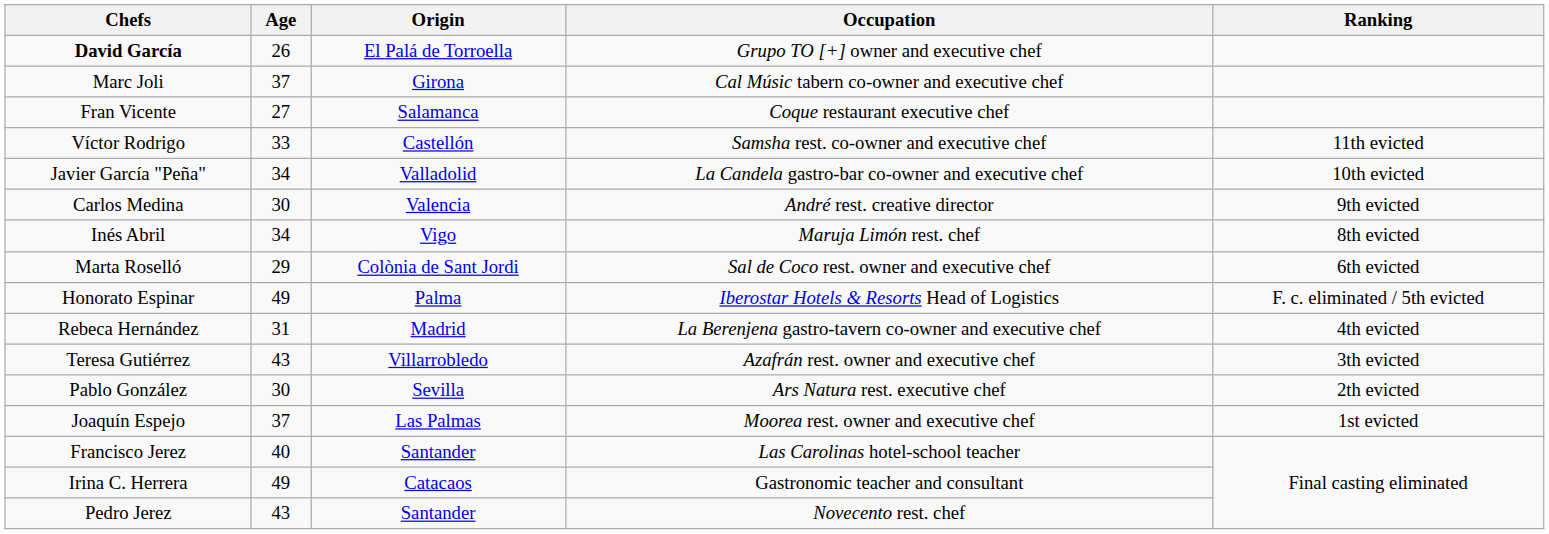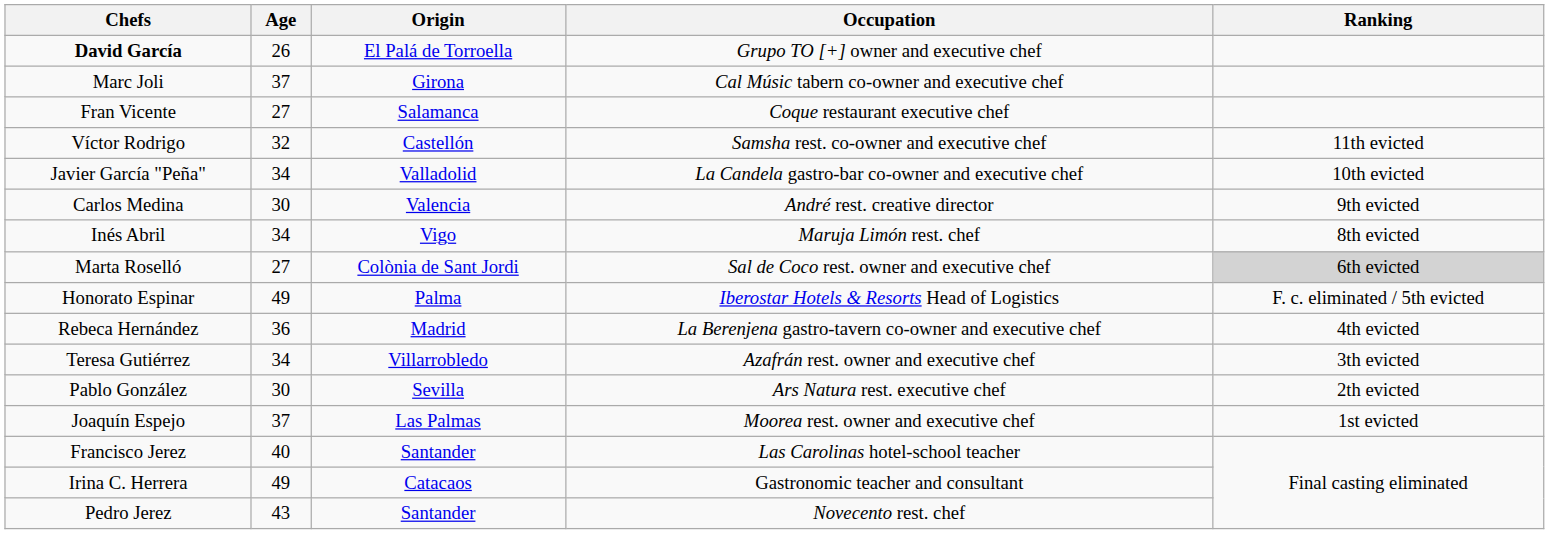(281, 143) 33 -> (281, 143) 32
(281, 266) 29 -> (281, 266) 27
(1378, 266) no background -> (1378, 266) lightgrey background
(281, 328) 31 -> (281, 328) 36
(281, 359) 43 -> (281, 359) 34
